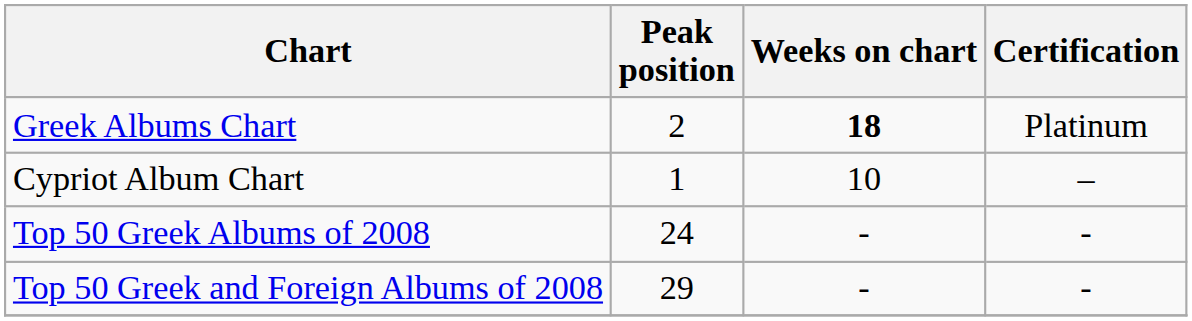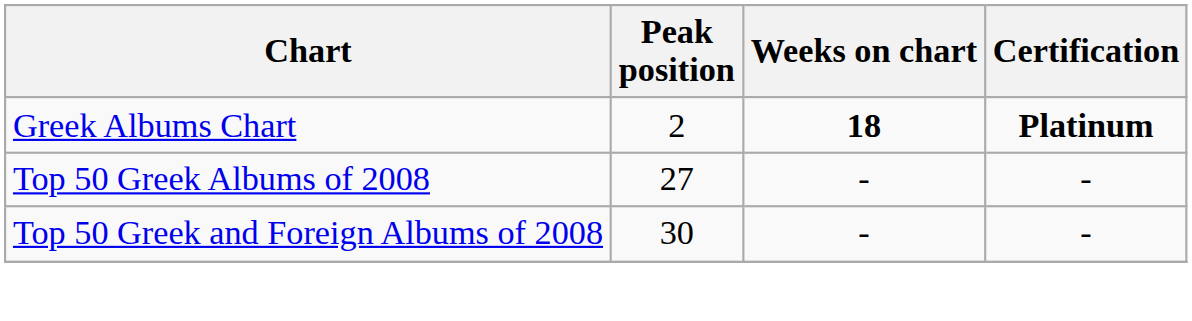(1086, 124) normal -> (1086, 124) bold
- row: (158, 178)
(677, 233) 24 -> (677, 178) 27
(677, 287) 29 -> (677, 233) 30
